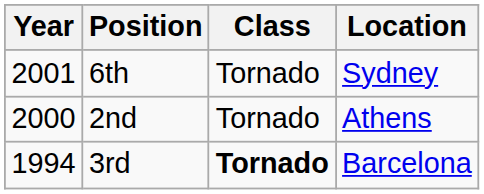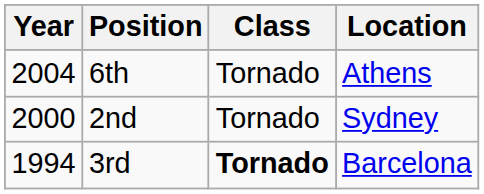(44, 73) 2001 -> (44, 73) 2004
(390, 73) Sydney -> (387, 73) Athens
(387, 118) Athens -> (390, 118) Sydney
